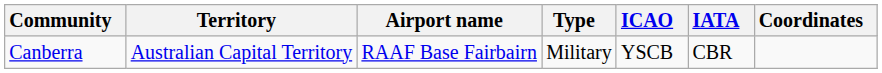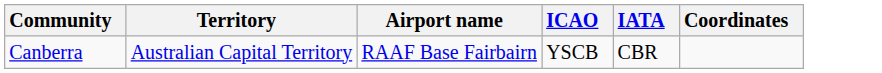- column: (579, 20)
